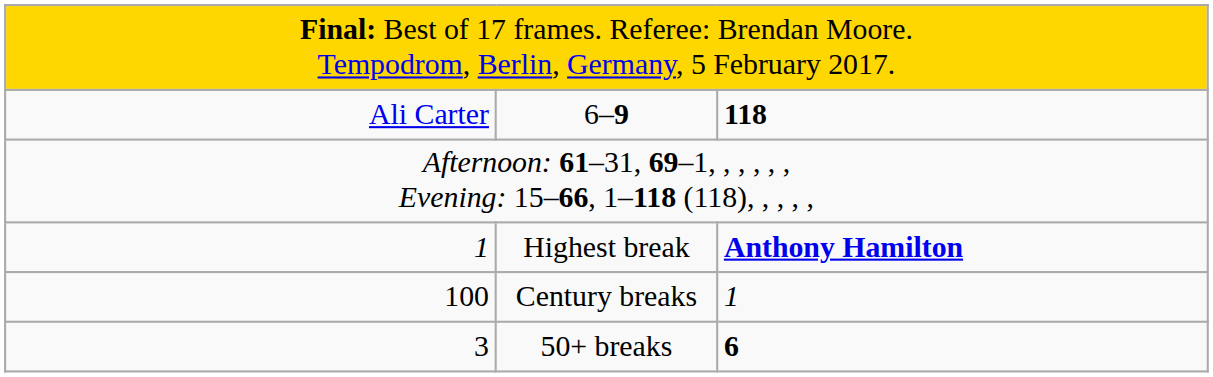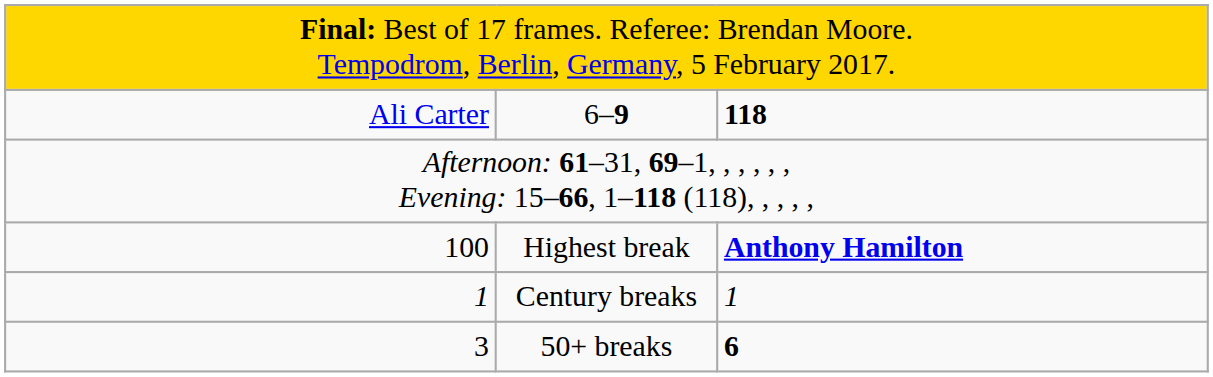(482, 247) 1 -> (467, 247) 100
(467, 296) 100 -> (482, 296) 1
